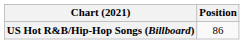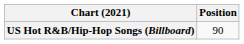(218, 30) 86 -> (218, 30) 90
